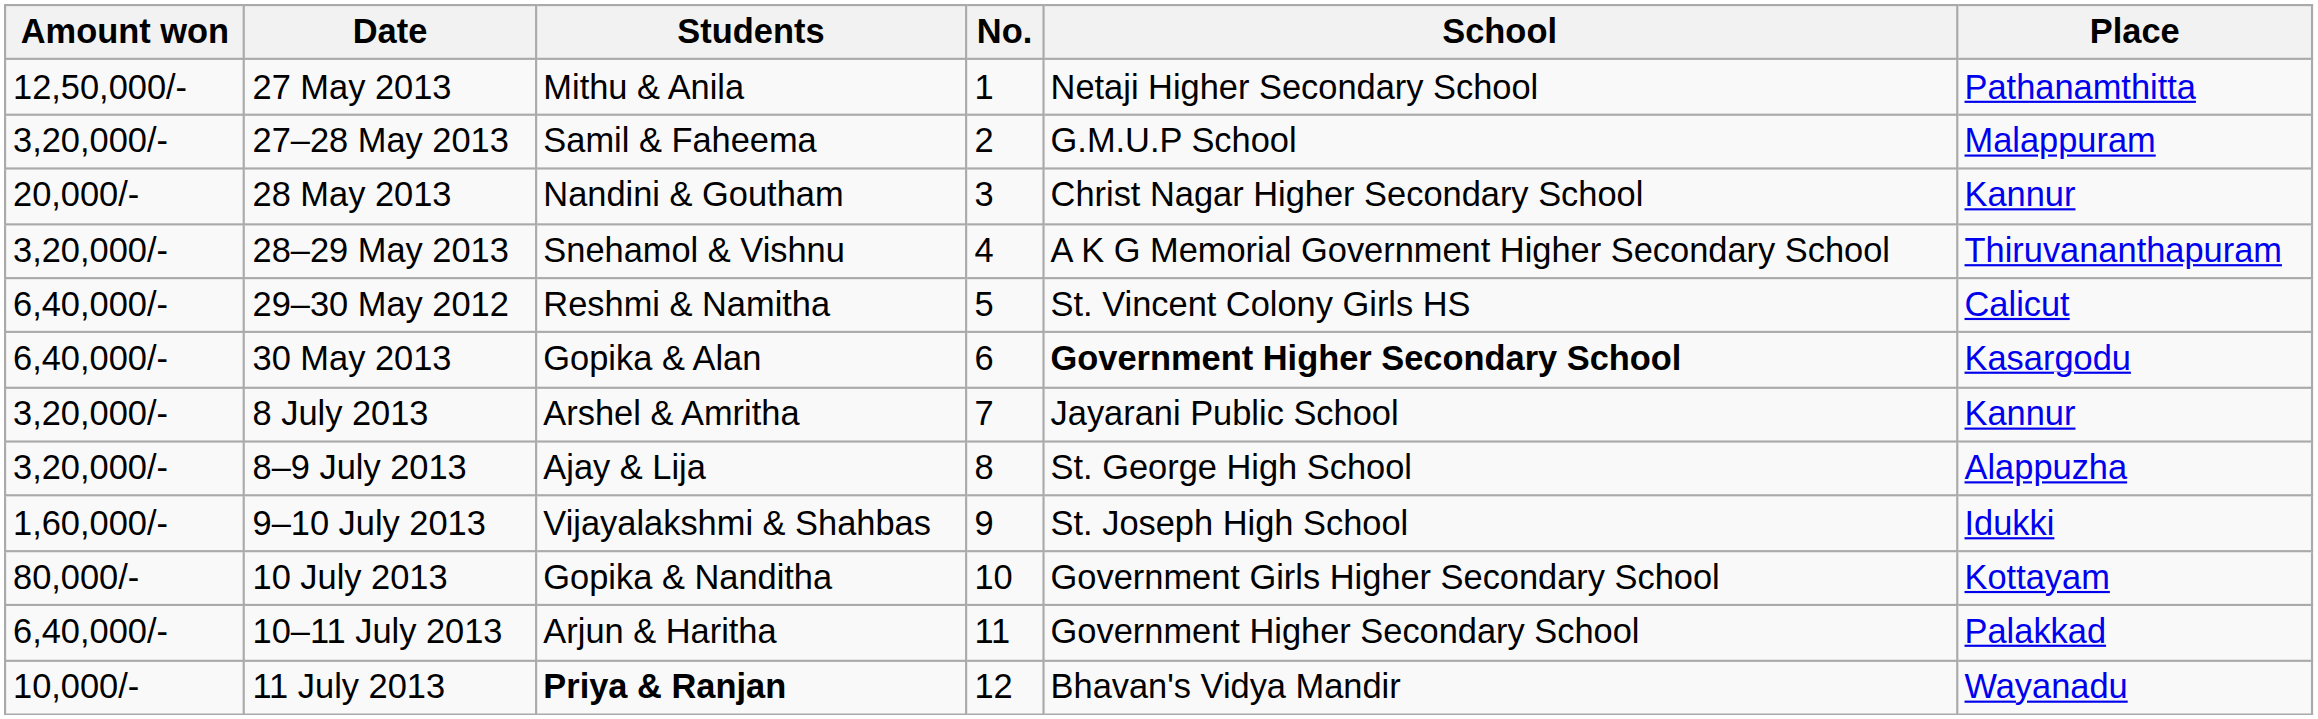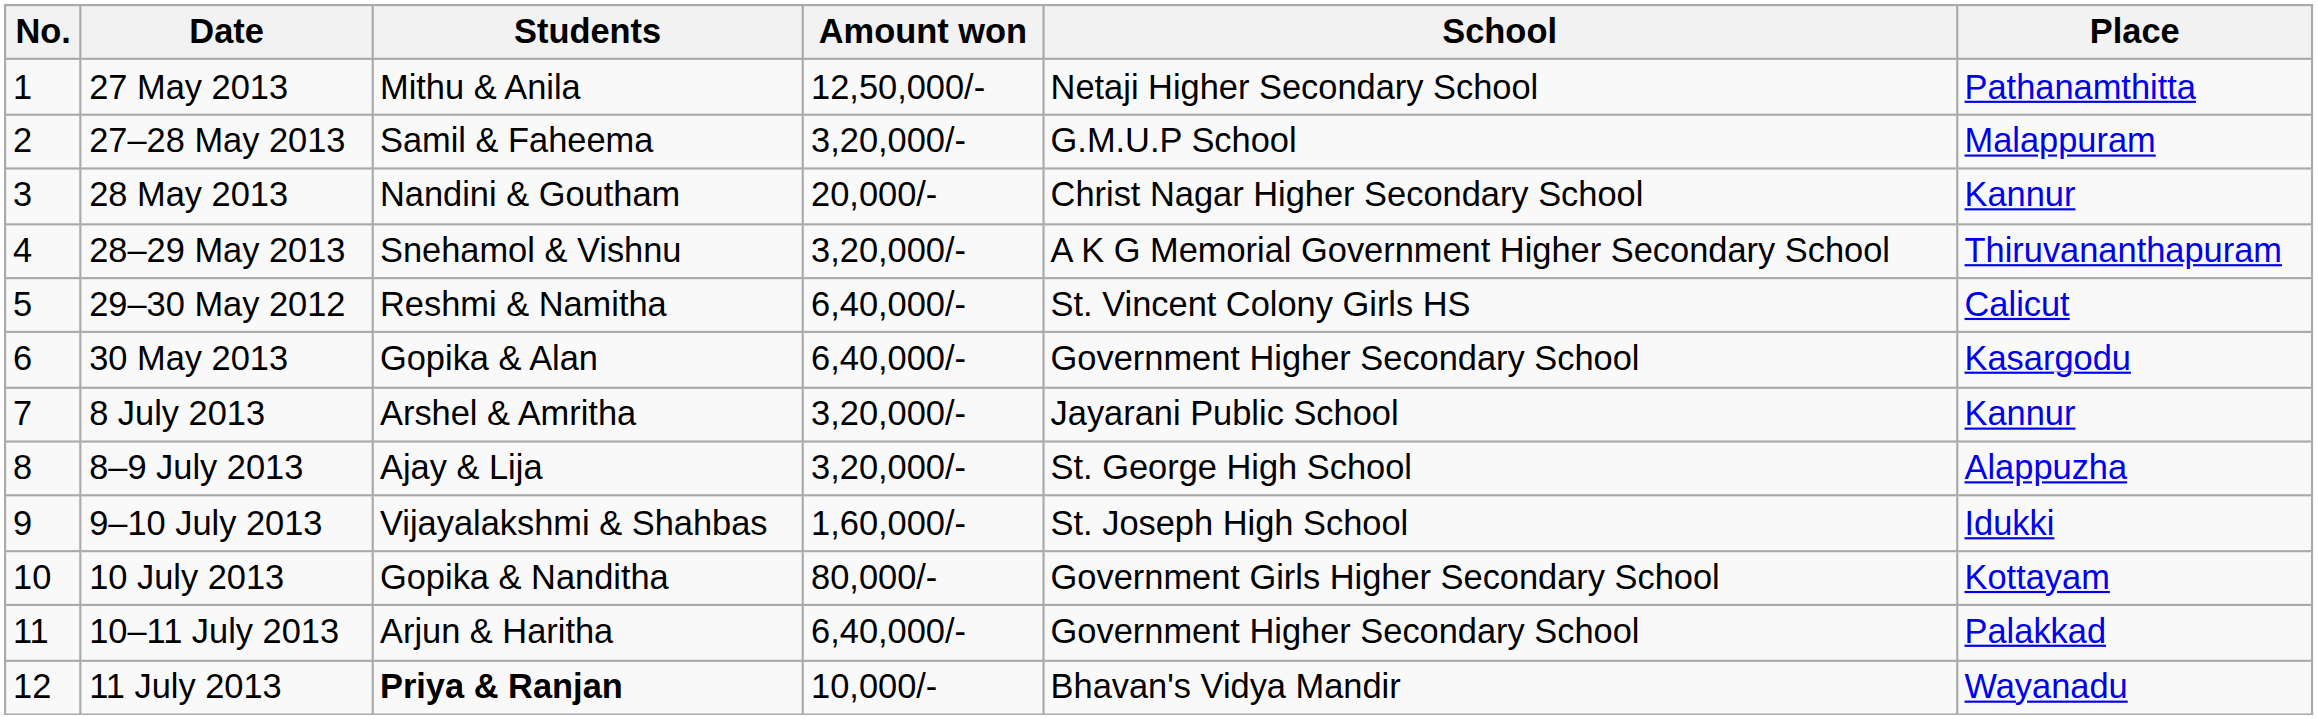columns swapped: (1005, 31) <-> (125, 31)
(1366, 359) bold -> (1345, 359) normal
